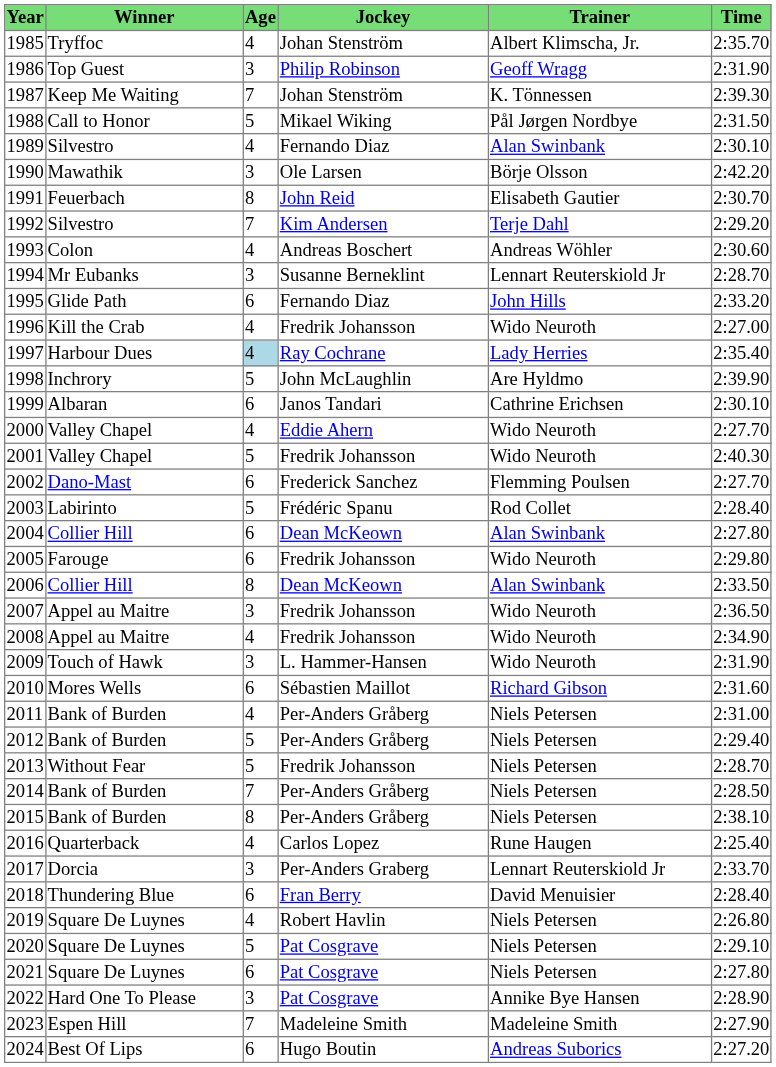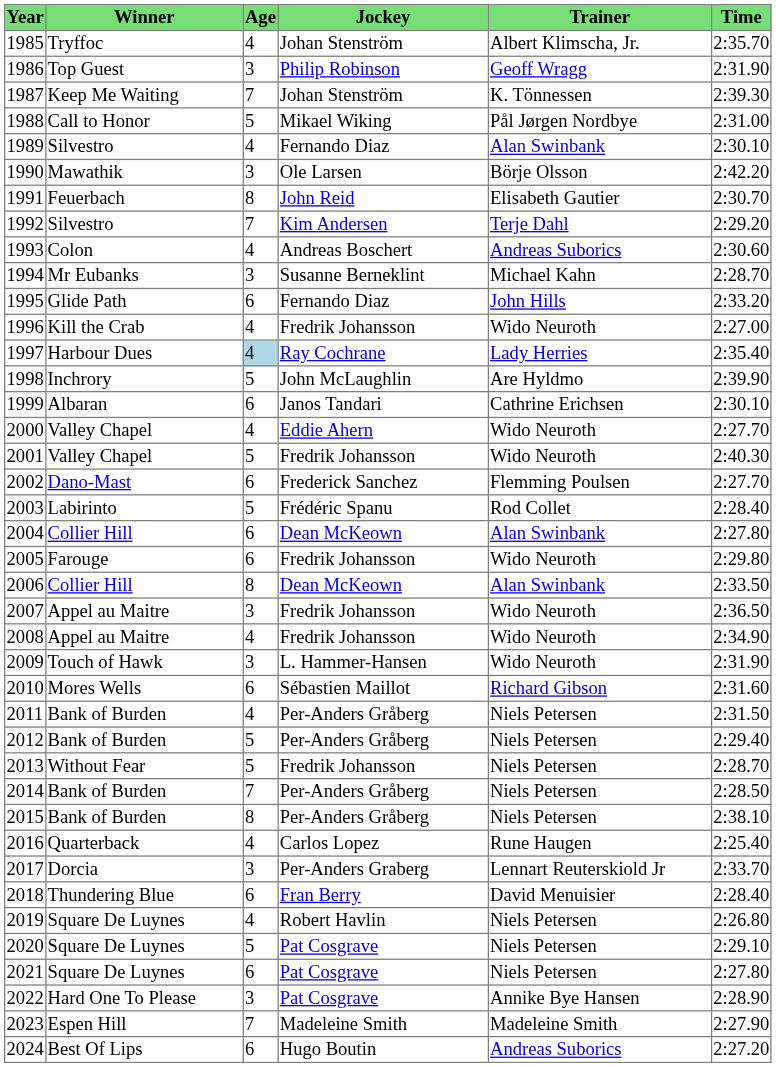(741, 120) 2:31.50 -> (741, 120) 2:31.00
(551, 249) Andreas Wöhler -> (556, 249) Andreas Suborics
(578, 275) Lennart Reuterskiold Jr -> (543, 275) Michael Kahn
(741, 714) 2:31.00 -> (741, 714) 2:31.50
